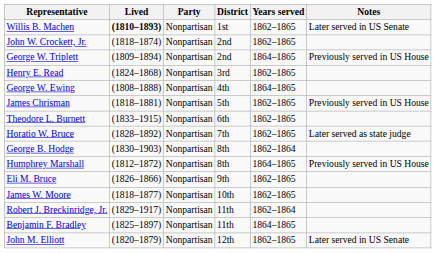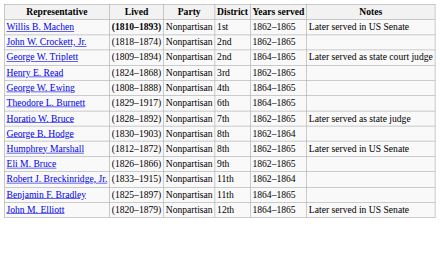(369, 57) Previously served in US House -> (371, 57) Later served as state court judge
- row: (38, 103)
(137, 118) (1833–1915) -> (137, 103) (1829–1917)
(274, 118) 1862–1865 -> (274, 103) 1864–1865
(274, 164) 1864–1865 -> (274, 149) 1862–1865
(369, 164) Previously served in US House -> (359, 149) Later served in US Senate
- row: (39, 194)
(137, 210) (1829–1917) -> (137, 179) (1833–1915)
(274, 240) 1862–1865 -> (274, 210) 1864–1865
